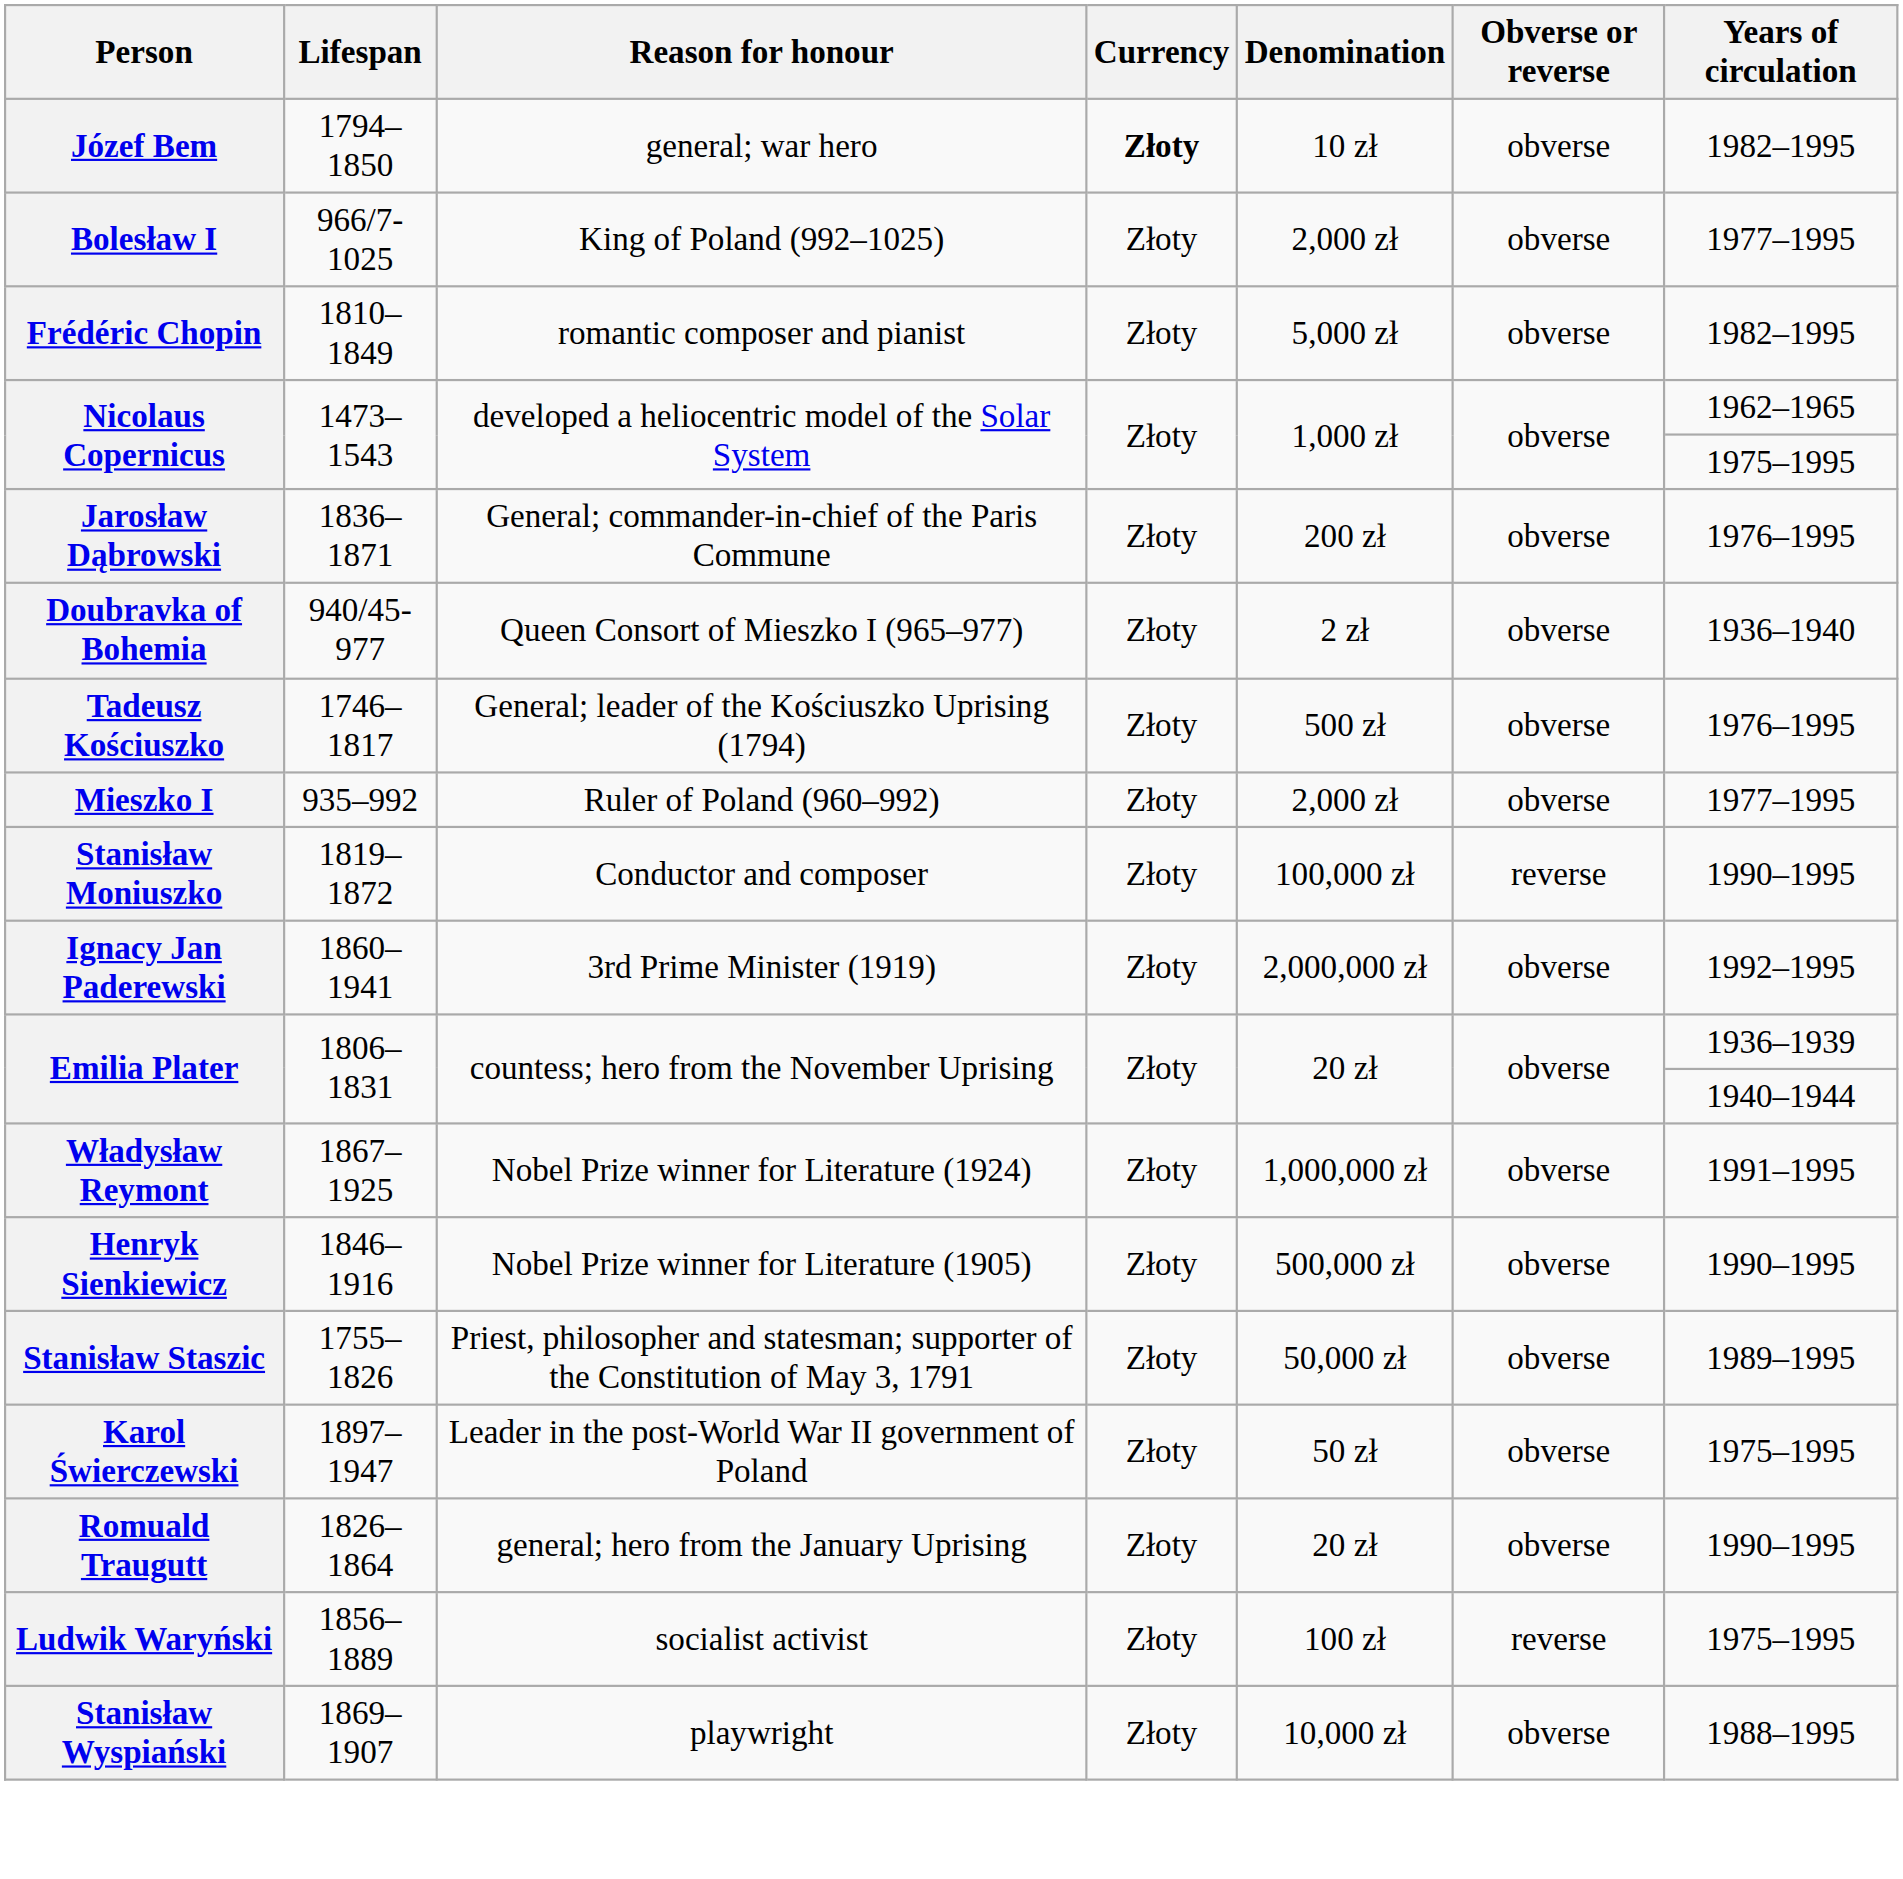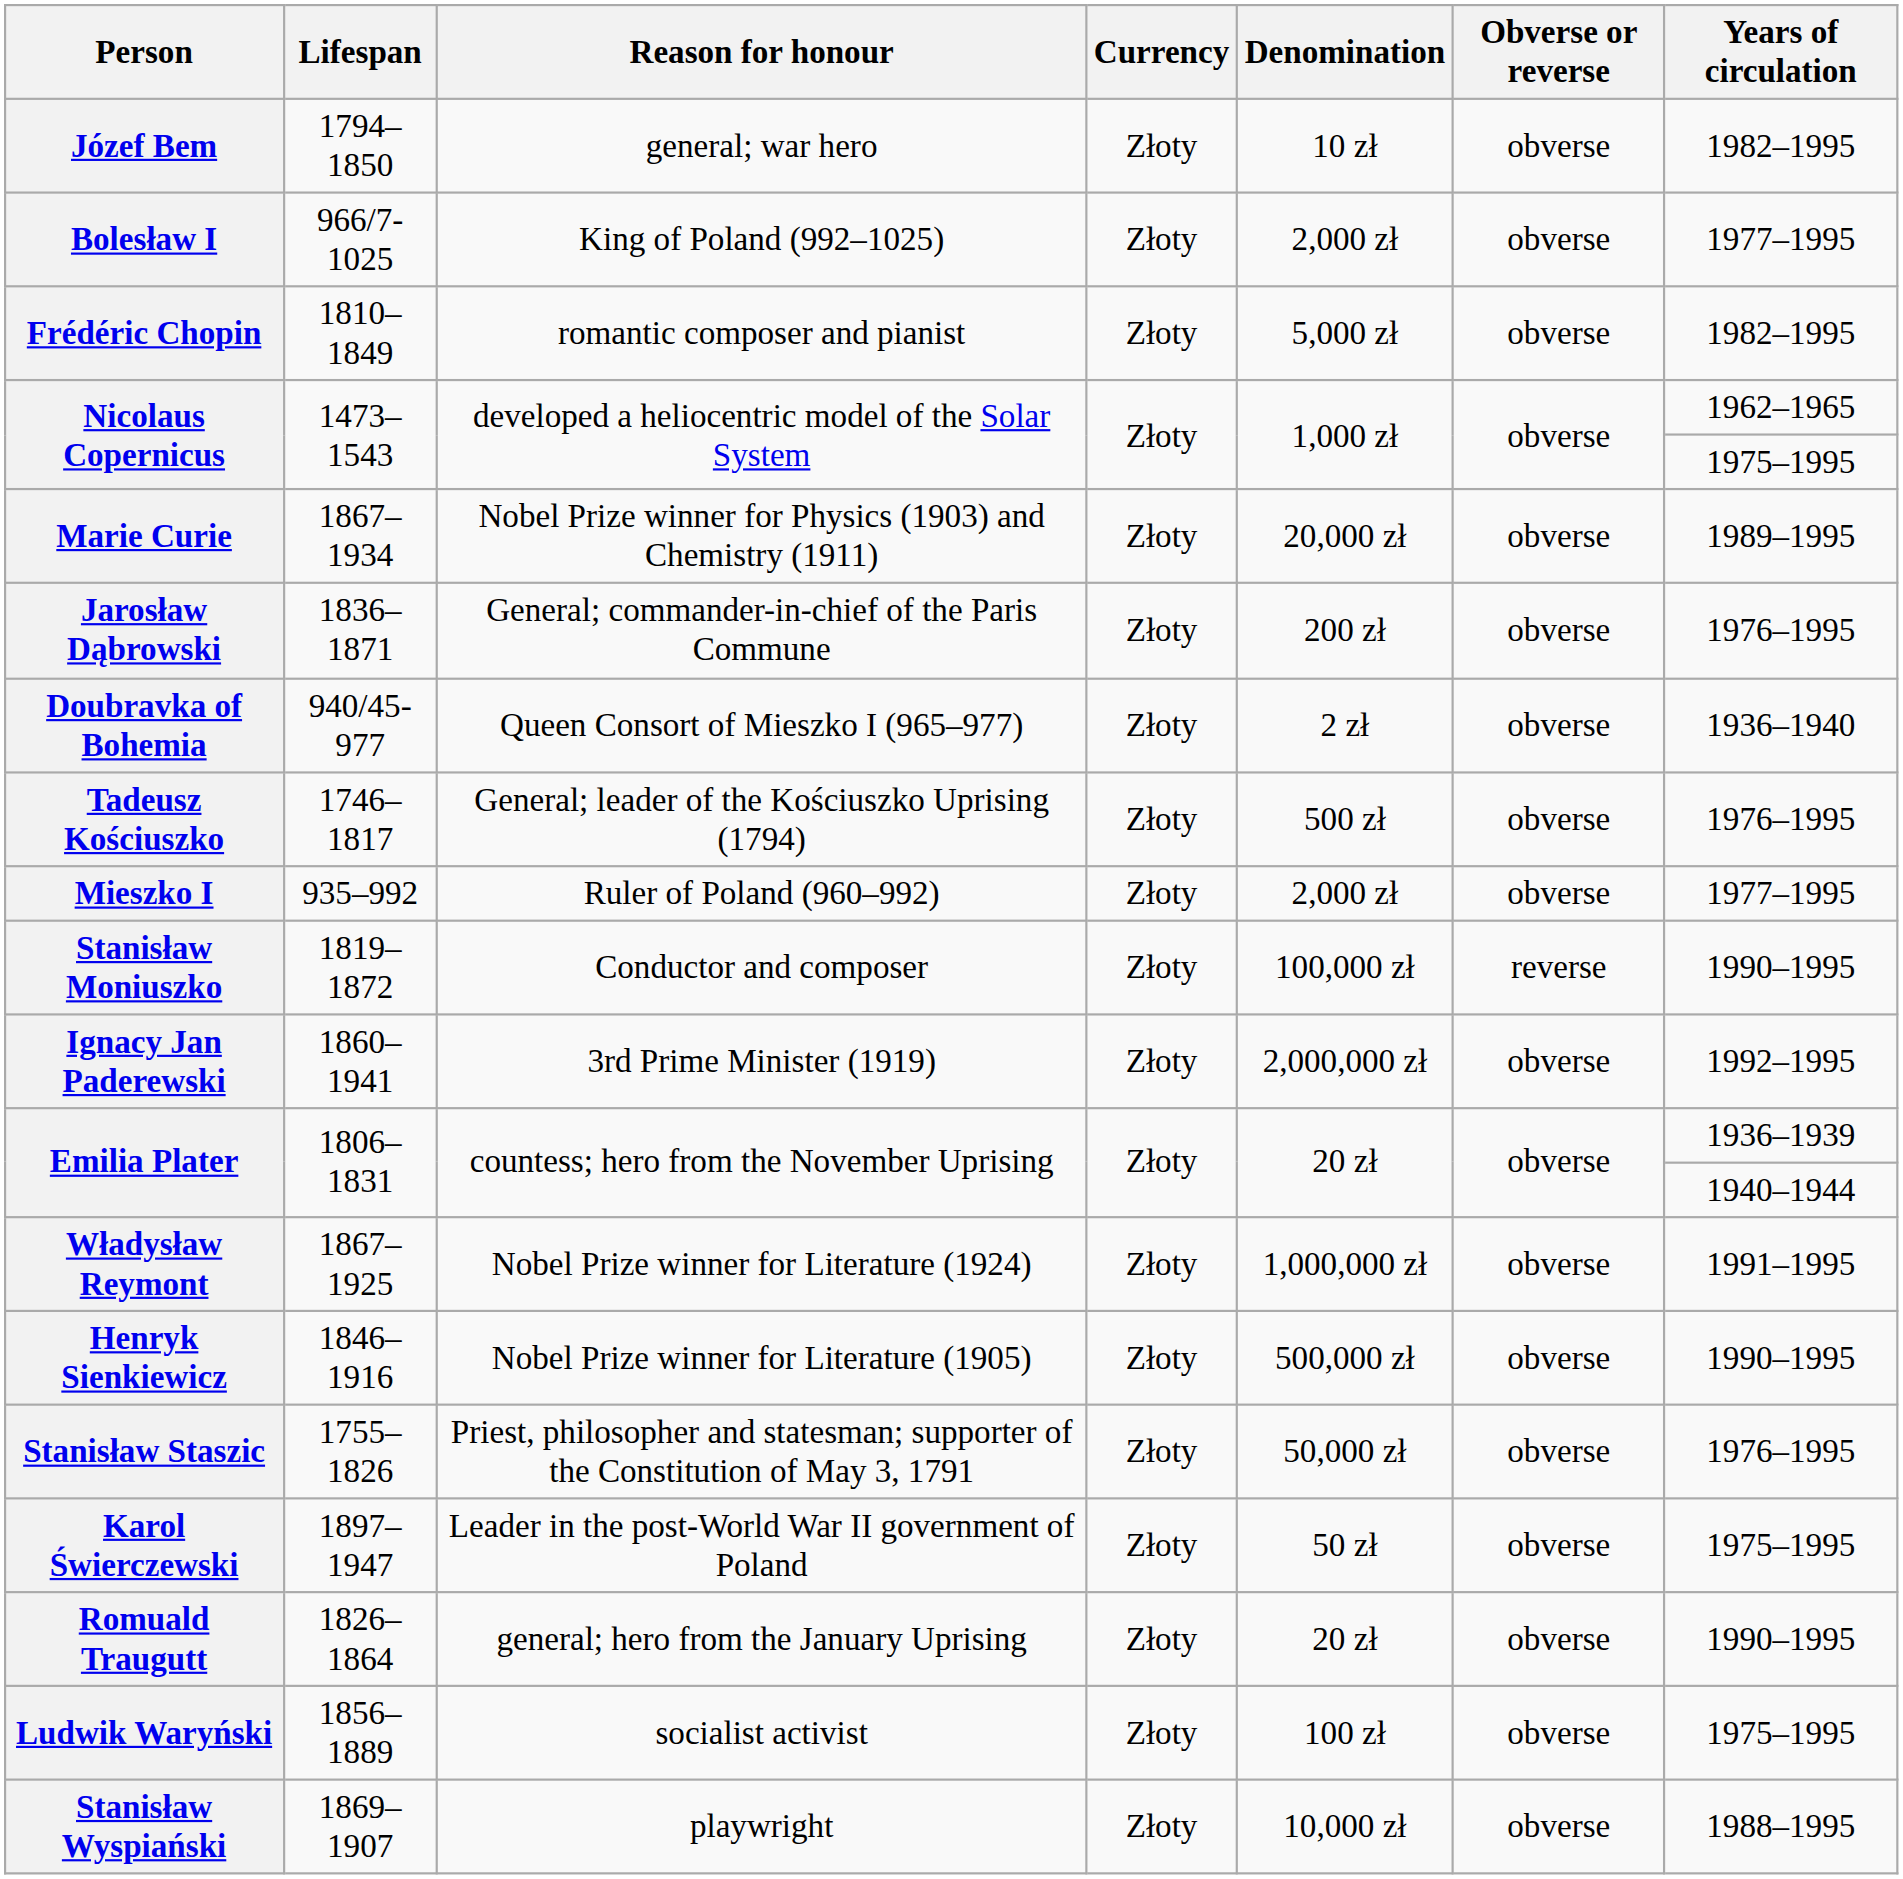(1162, 145) bold -> (1162, 145) normal
+ row: (144, 536)
(1781, 1357) 1989–1995 -> (1781, 1451) 1976–1995
(1559, 1639) reverse -> (1559, 1732) obverse
